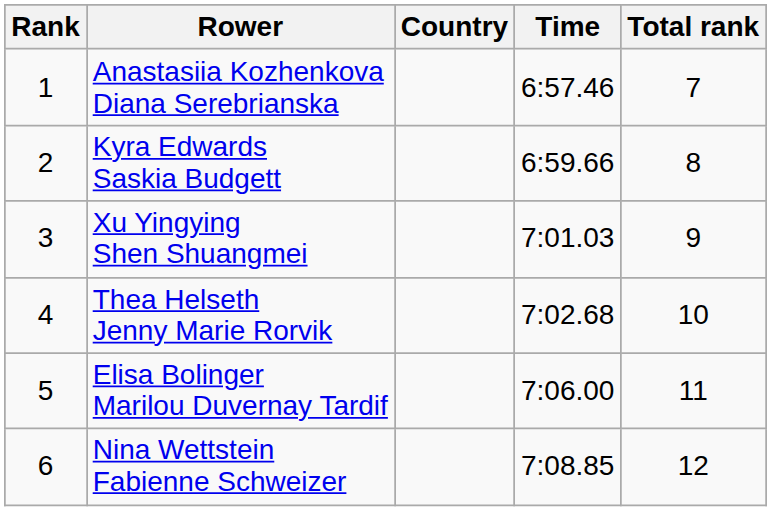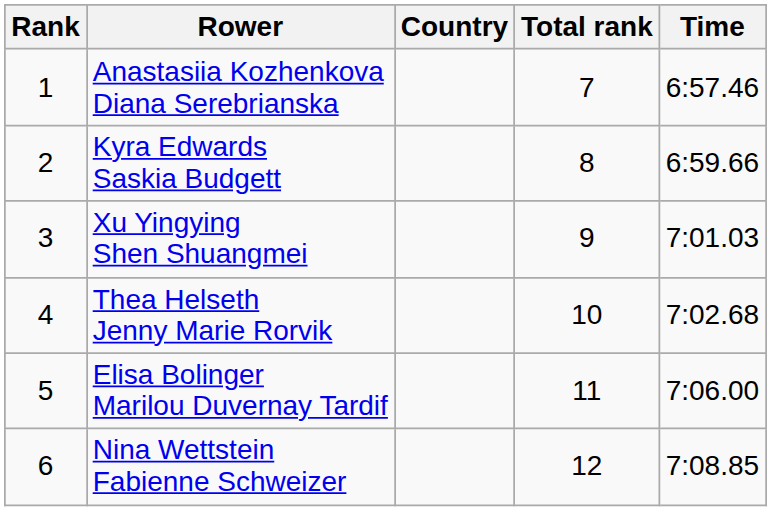columns swapped: (568, 26) <-> (693, 26)
